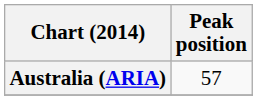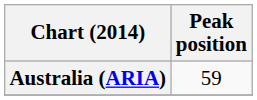(211, 77) 57 -> (211, 77) 59
